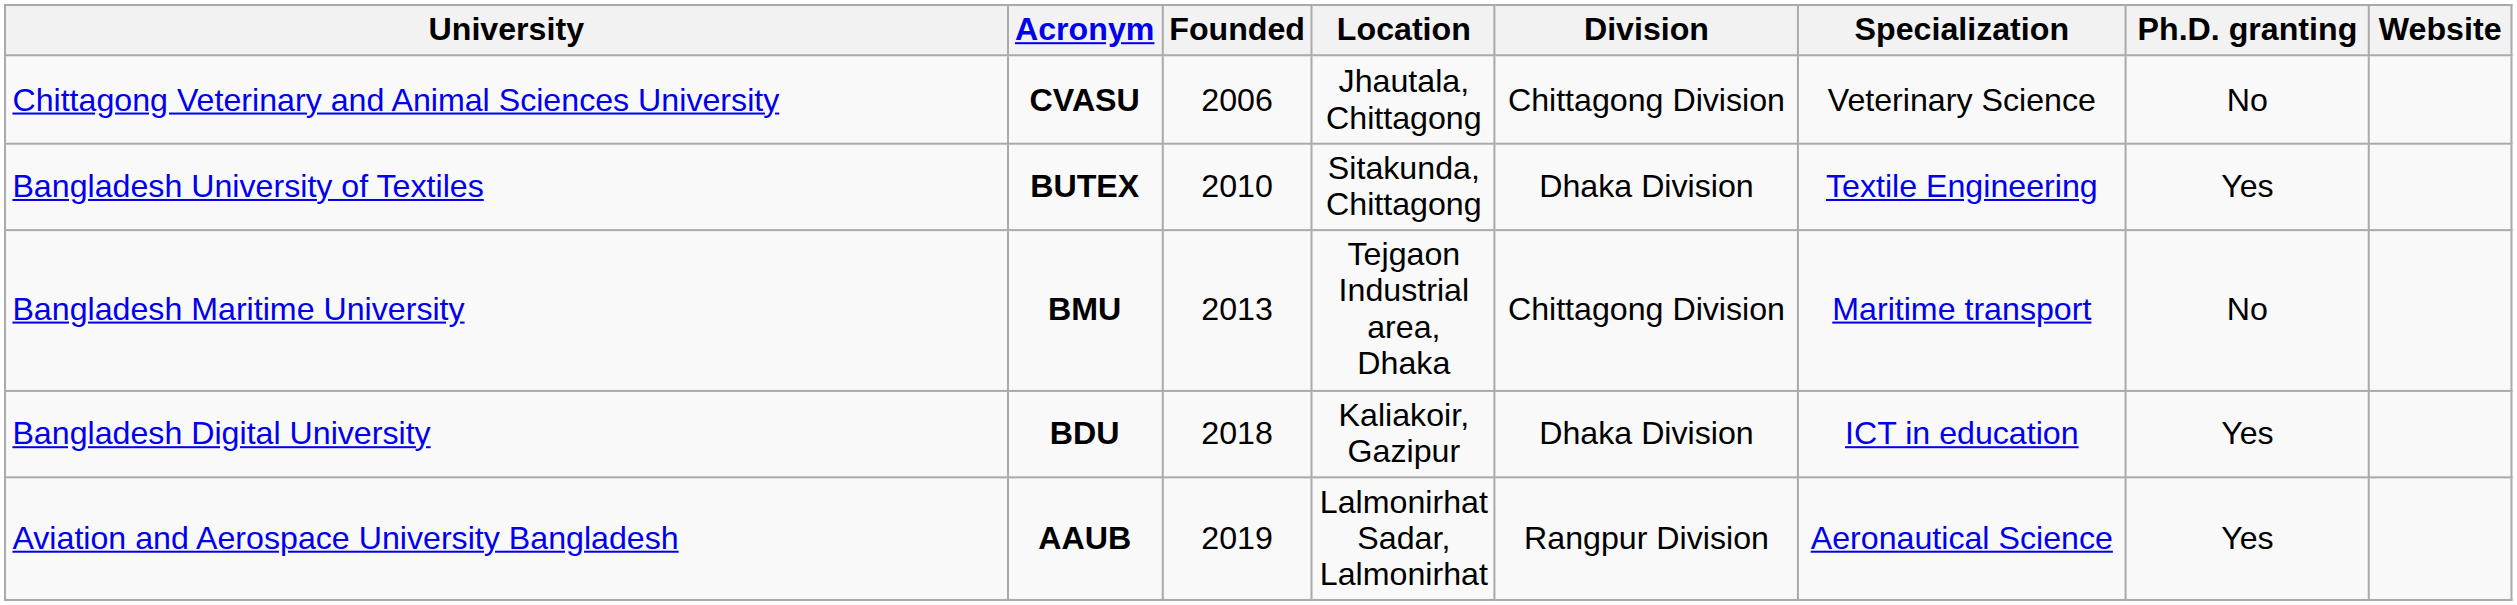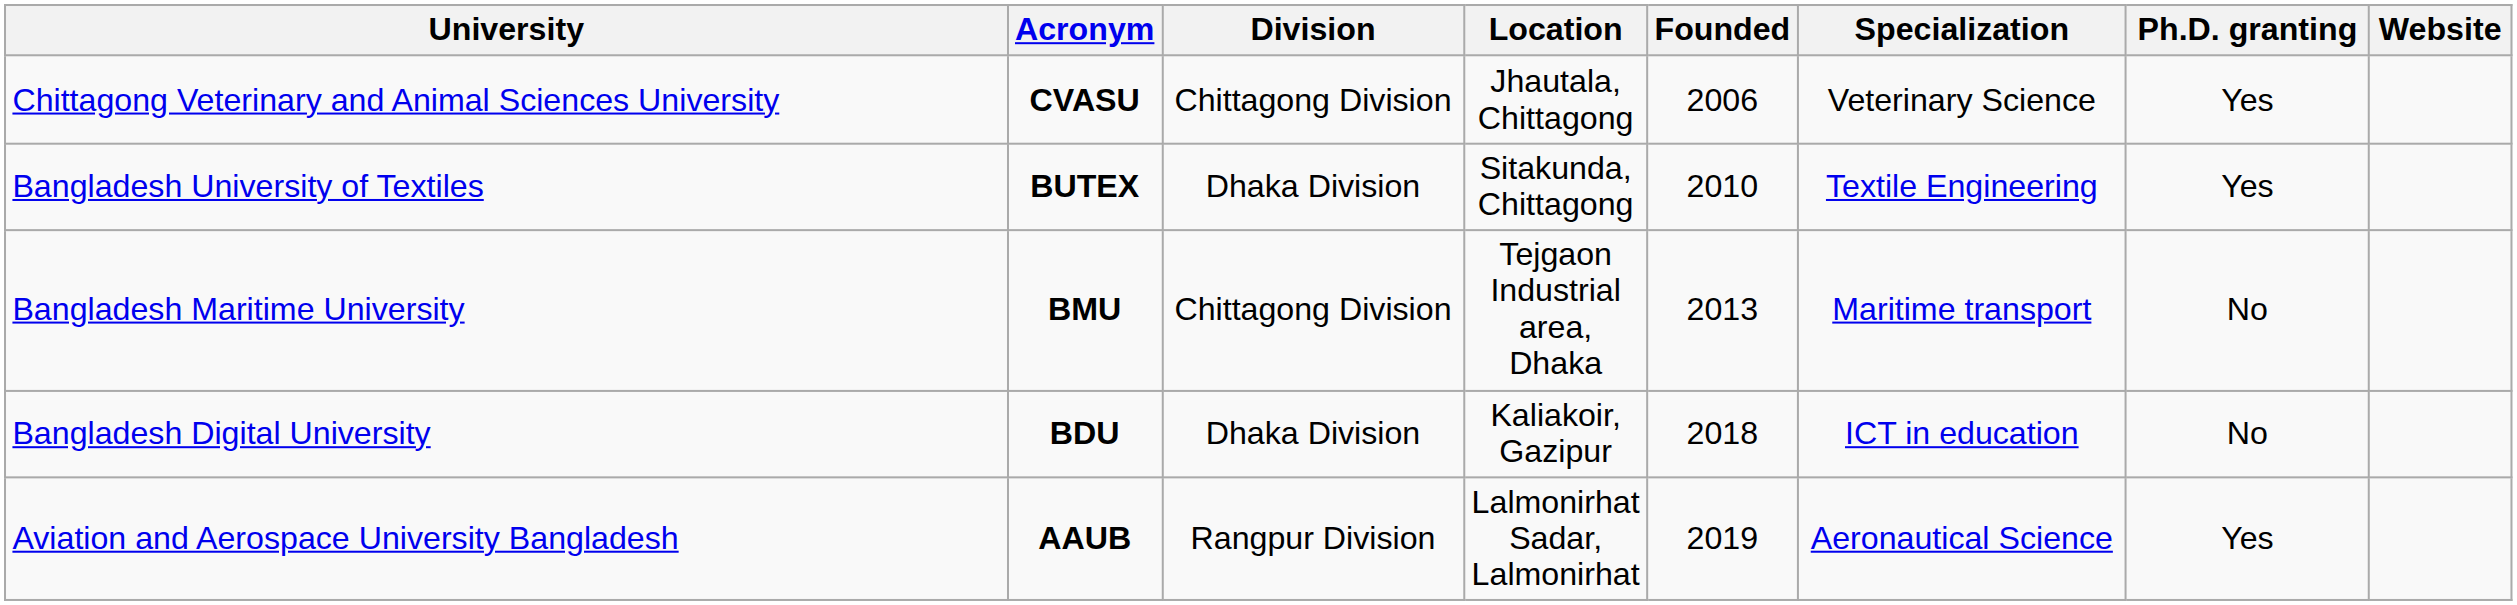columns swapped: (1237, 30) <-> (1646, 30)
(2247, 99) No -> (2247, 99) Yes
(2247, 433) Yes -> (2247, 433) No
